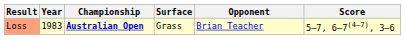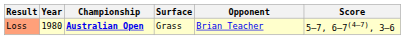(52, 26) 1983 -> (52, 26) 1980
